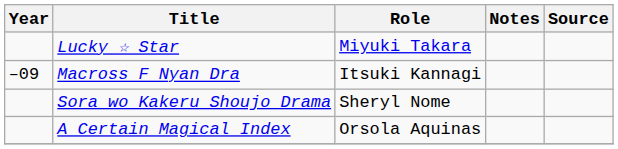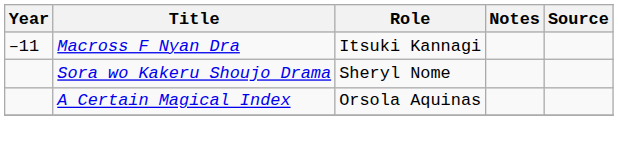- row: (118, 47)
(24, 75) –09 -> (24, 46) –11
